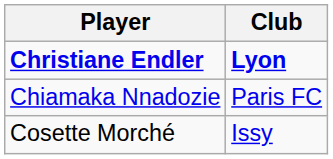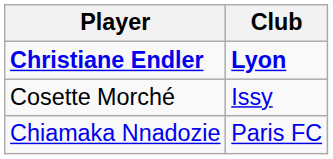rows swapped: (93, 134) <-> (115, 97)
